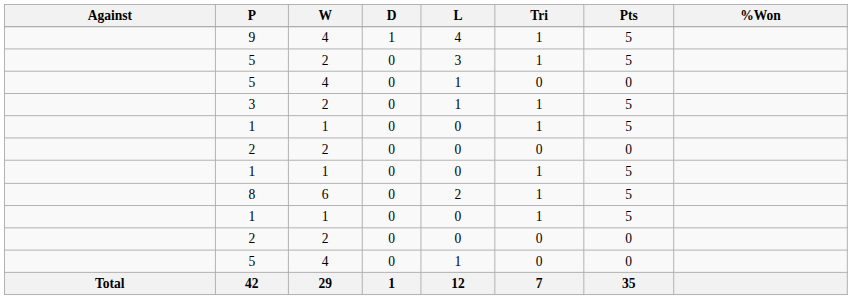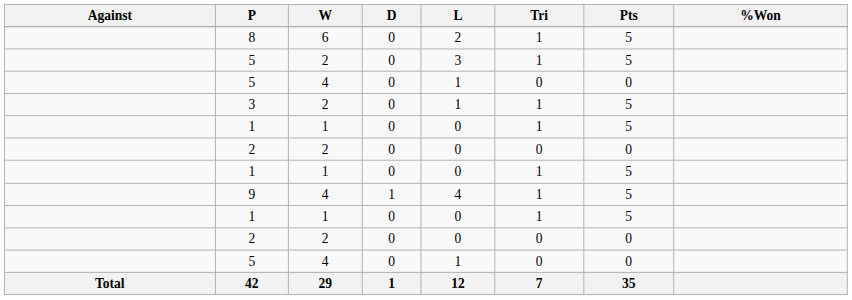rows swapped: (252, 194) <-> (252, 38)
